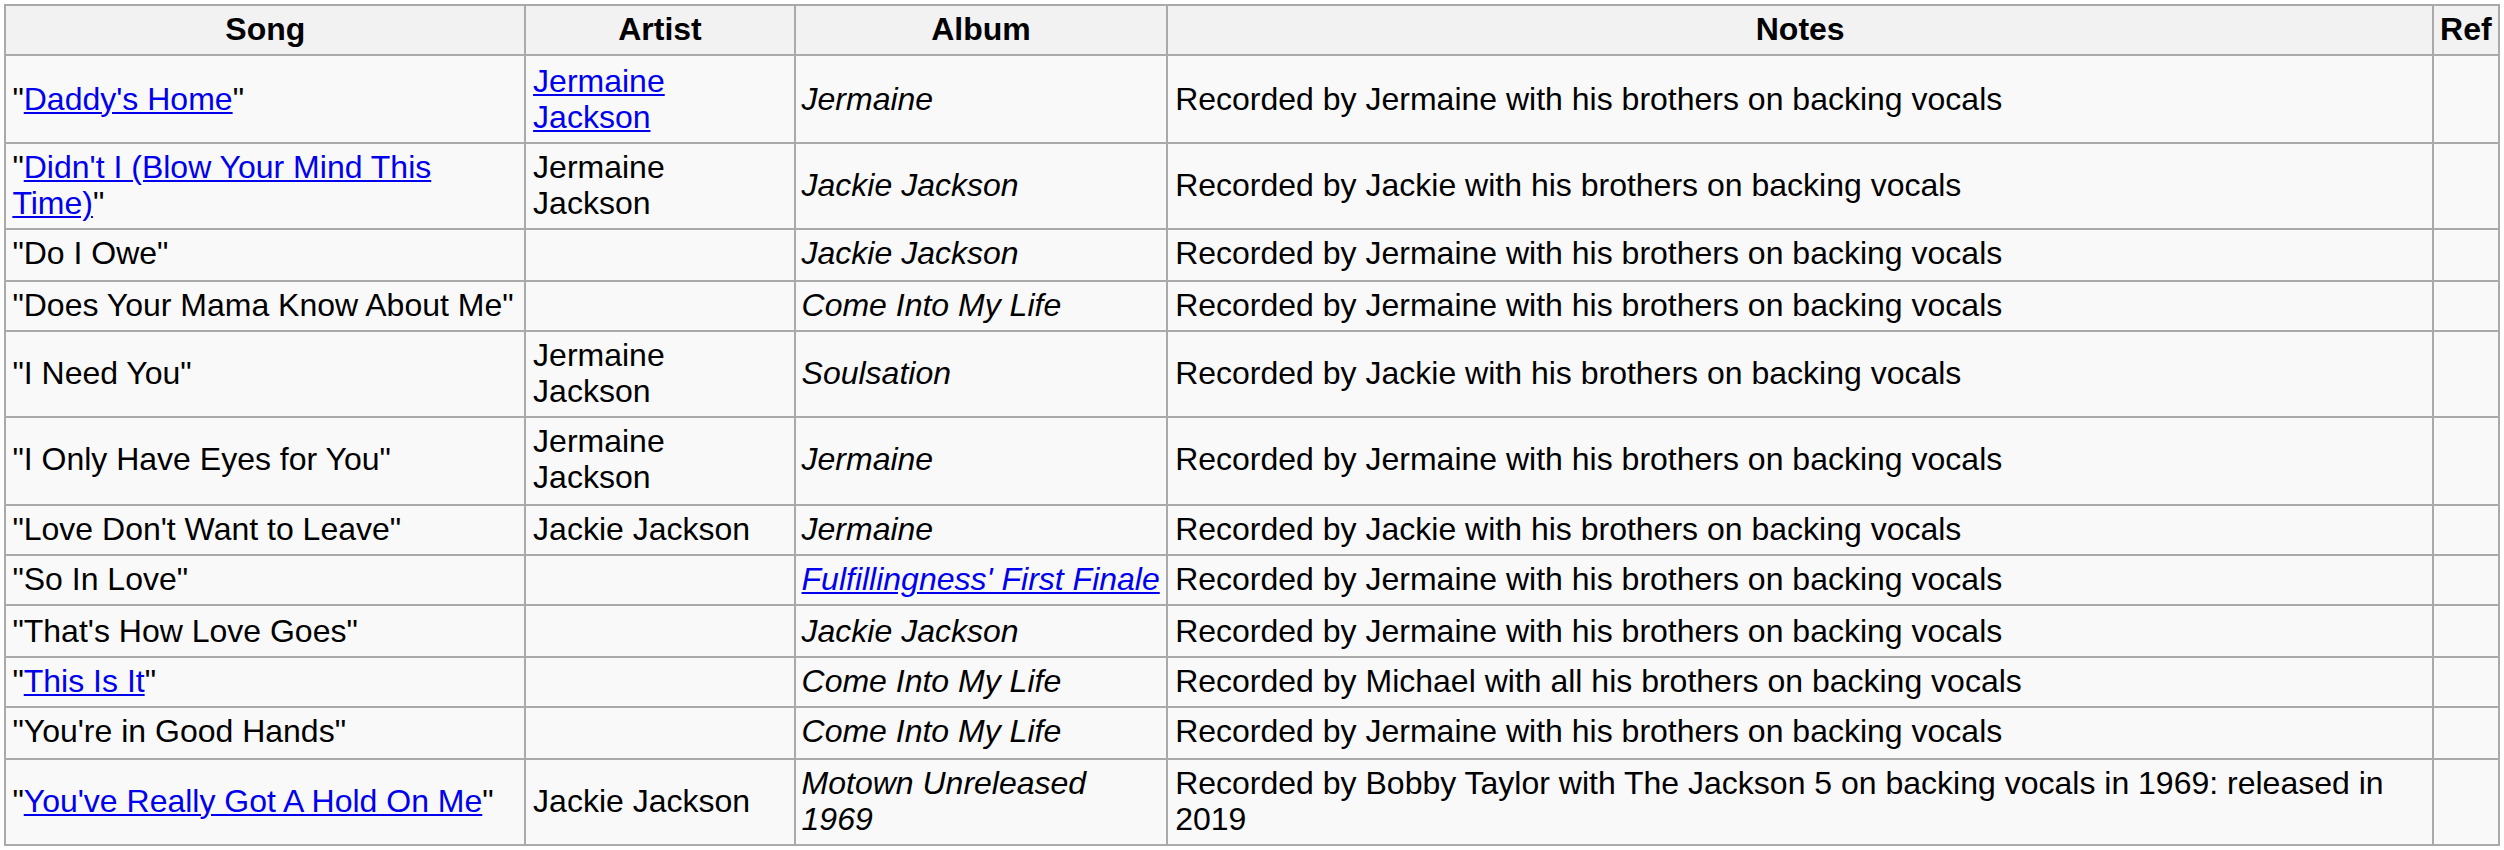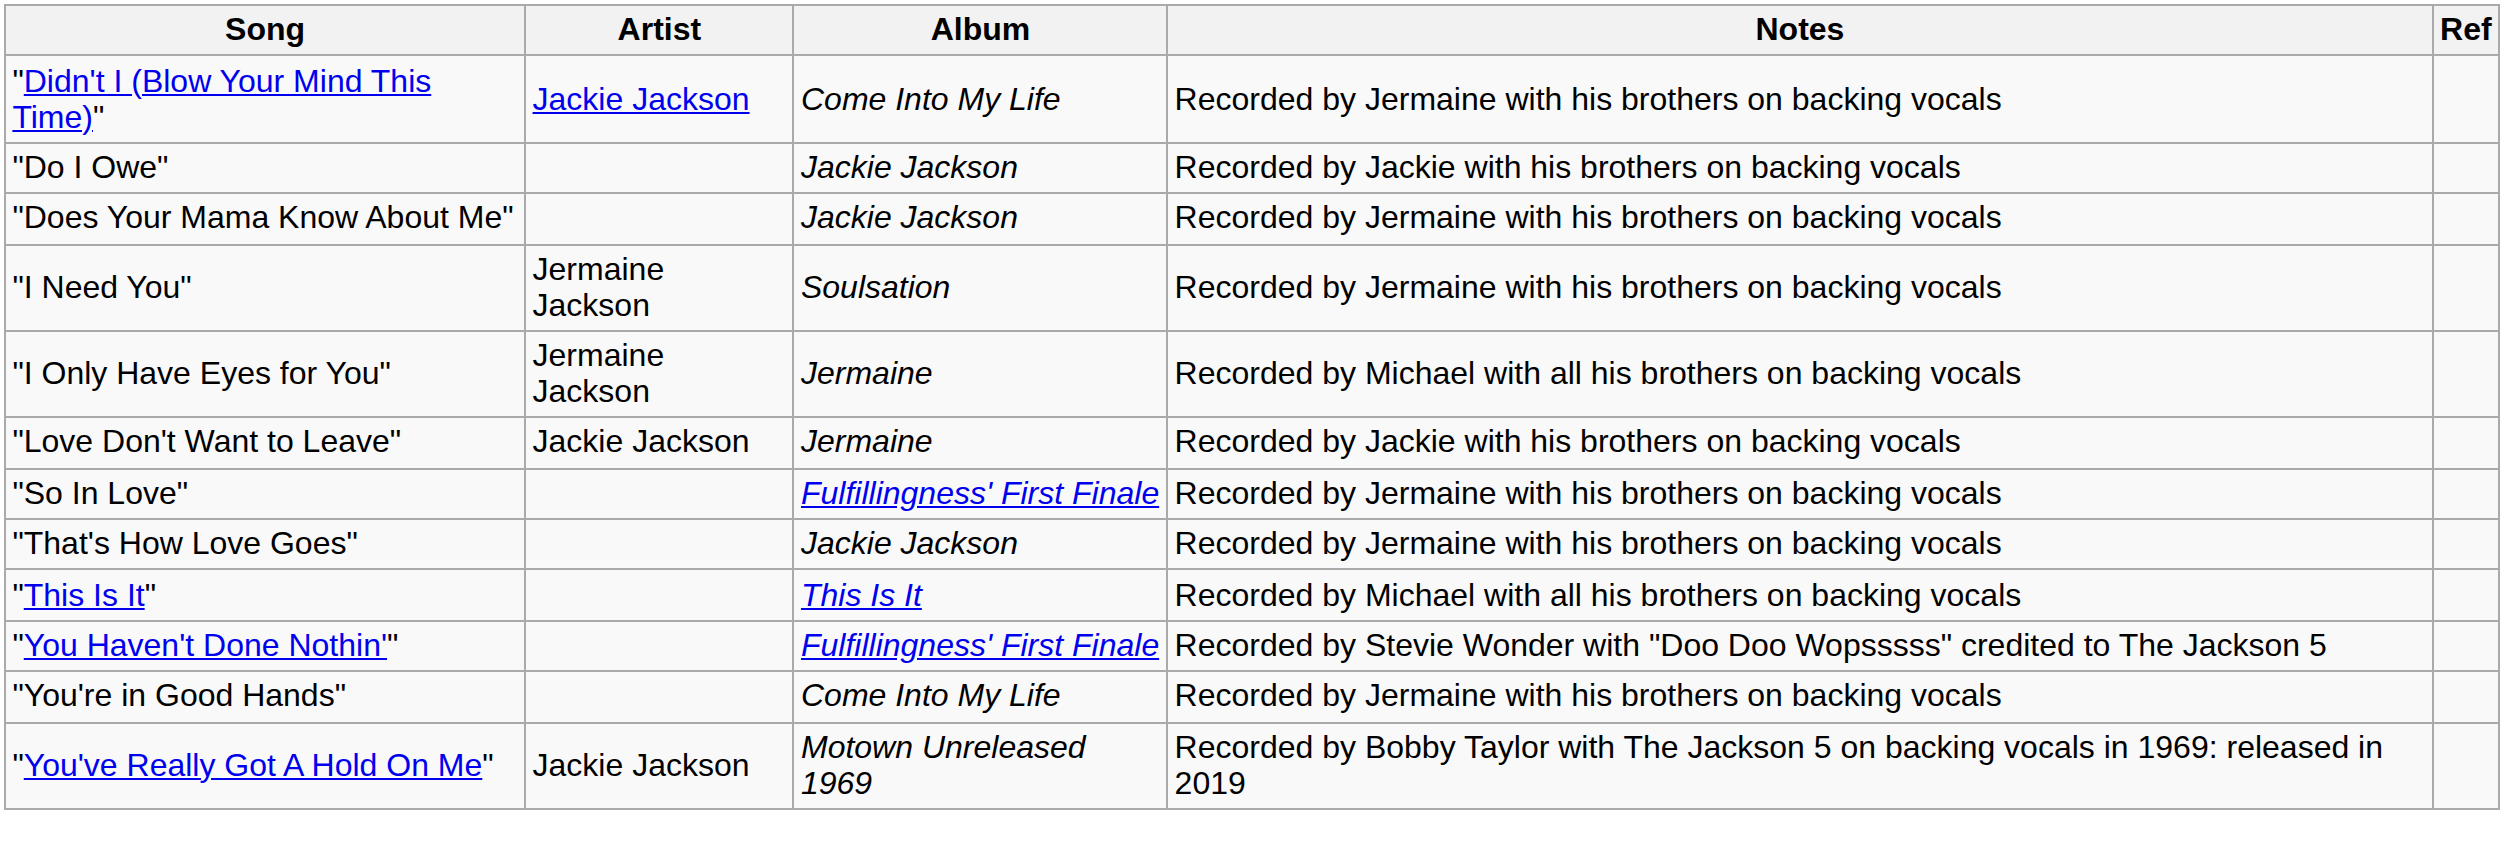- row: (128, 98)
(599, 185) Jermaine Jackson -> (641, 98) Jackie Jackson
(910, 185) Jackie Jackson -> (931, 98) Come Into My Life
(1568, 185) Recorded by Jackie with his brothers on backing vocals -> (1588, 98) Recorded by Jermaine with his brothers on backing vocals
(1589, 254) Recorded by Jermaine with his brothers on backing vocals -> (1568, 167) Recorded by Jackie with his brothers on backing vocals
(931, 304) Come Into My Life -> (909, 218) Jackie Jackson
(1568, 373) Recorded by Jackie with his brothers on backing vocals -> (1588, 286) Recorded by Jermaine with his brothers on backing vocals
(1589, 460) Recorded by Jermaine with his brothers on backing vocals -> (1598, 373) Recorded by Michael with all his brothers on backing vocals
(931, 681) Come Into My Life -> (861, 594) This Is It
+ row: (205, 645)
